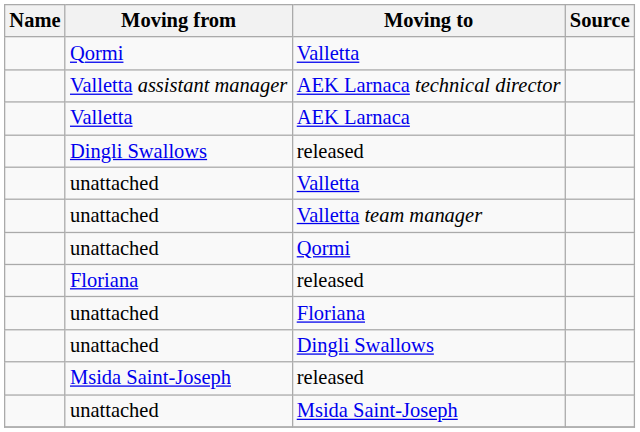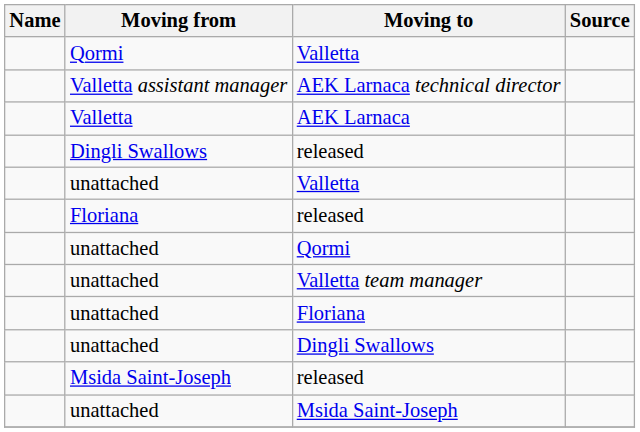rows swapped: (114, 215) <-> (104, 280)
